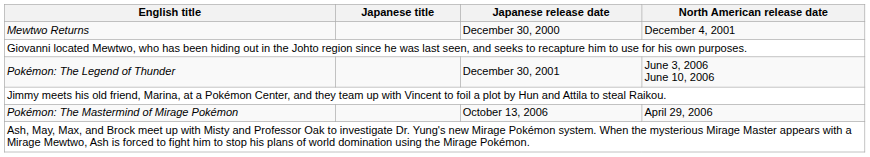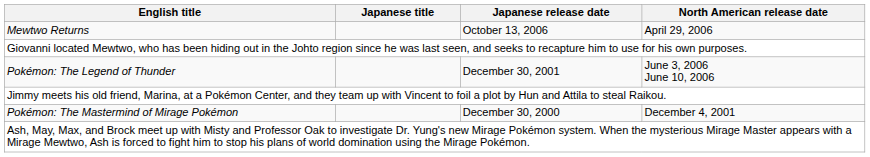(511, 30) December 30, 2000 -> (505, 30) October 13, 2006
(690, 30) December 4, 2001 -> (678, 30) April 29, 2006
(505, 113) October 13, 2006 -> (511, 113) December 30, 2000
(678, 113) April 29, 2006 -> (690, 113) December 4, 2001
